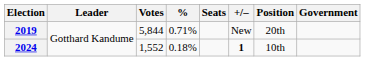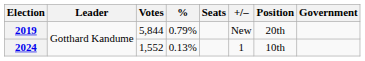(183, 30) 0.71% -> (183, 30) 0.79%
(183, 47) 0.18% -> (183, 47) 0.13%
(241, 47) bold -> (241, 47) normal
